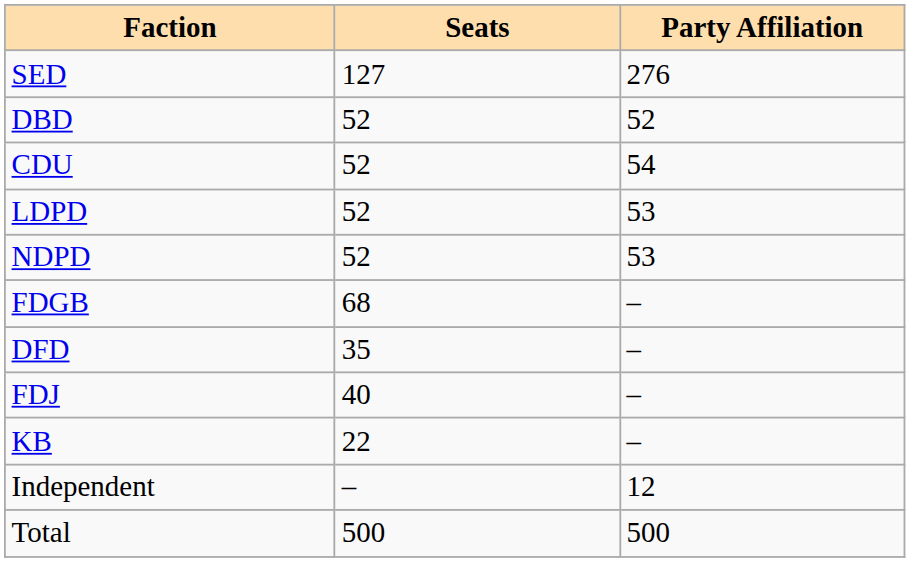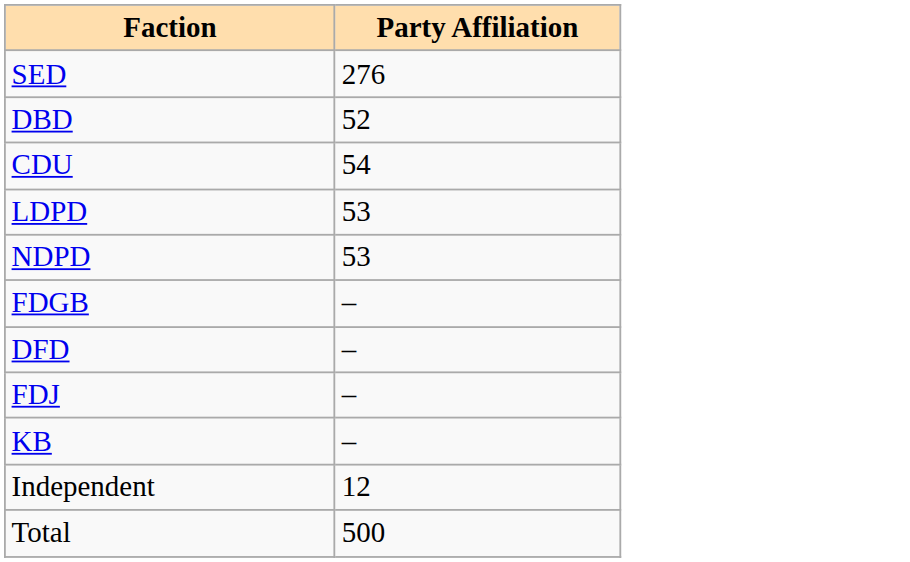- column: (477, 27)
